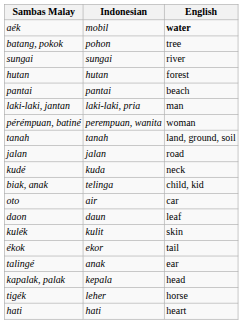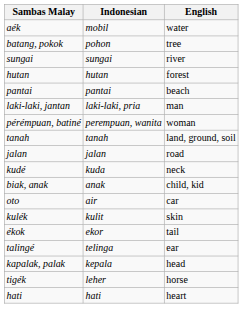(178, 28) bold -> (177, 28) normal
(99, 185) telinga -> (95, 185) anak
- row: (17, 216)
(95, 264) anak -> (99, 248) telinga
